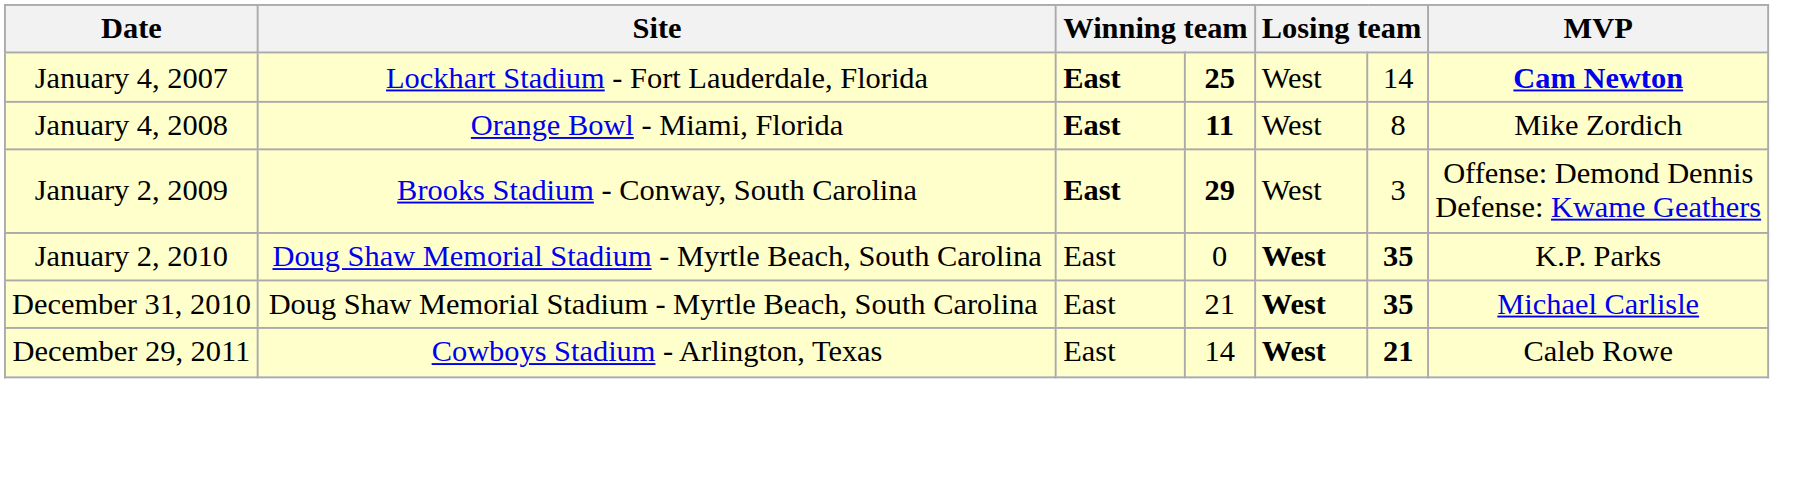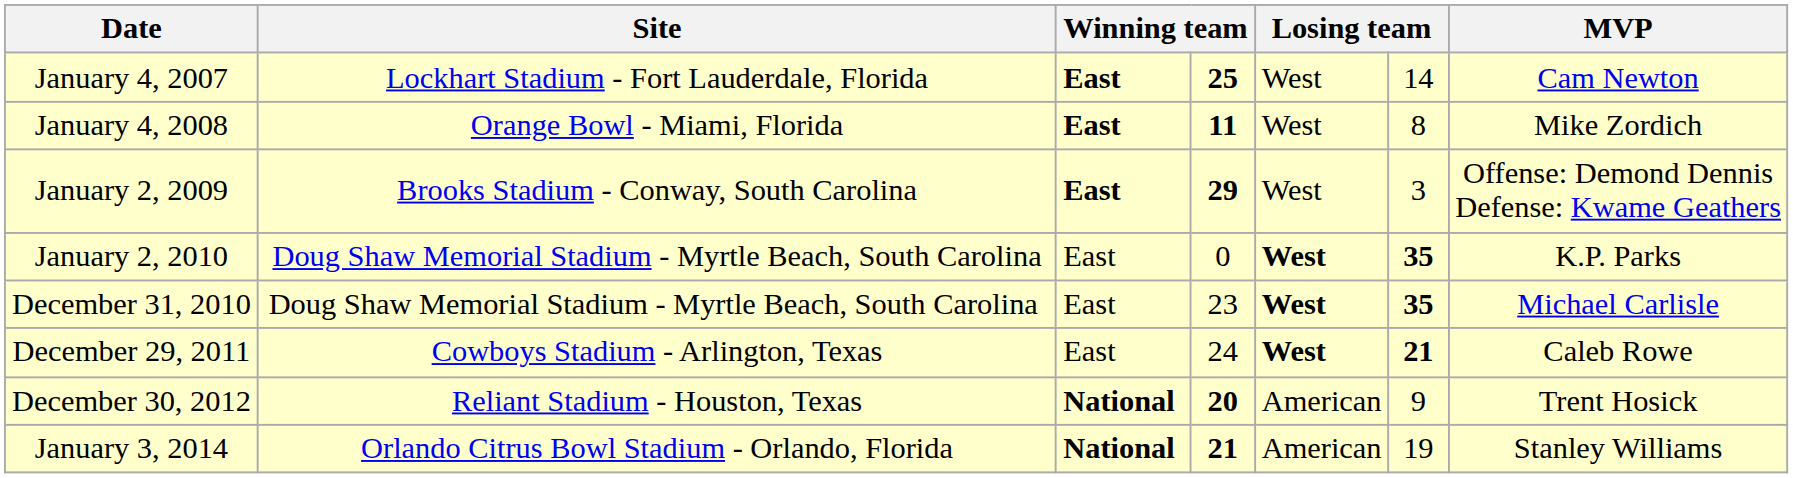(1598, 76) bold -> (1618, 76) normal
(1220, 303) 21 -> (1223, 303) 23
(1220, 352) 14 -> (1223, 352) 24
+ row: (131, 400)
+ row: (131, 448)
